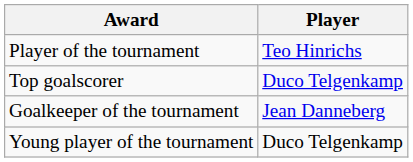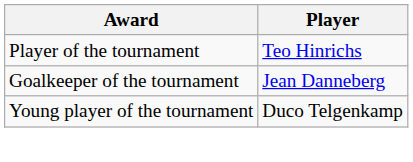- row: (66, 80)
